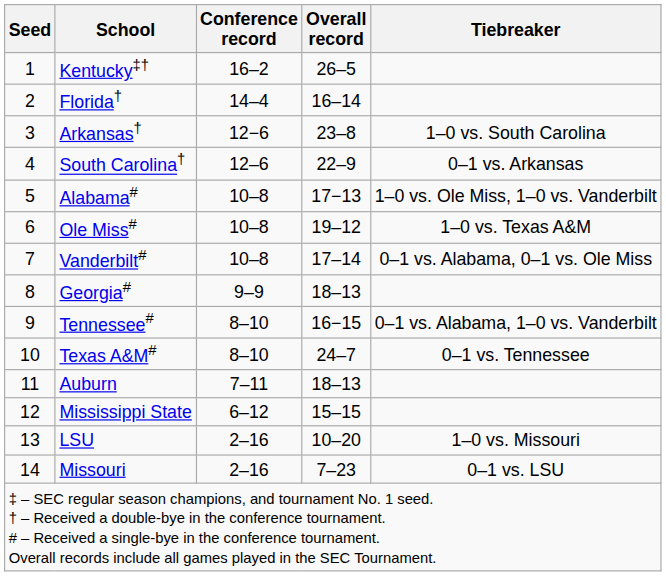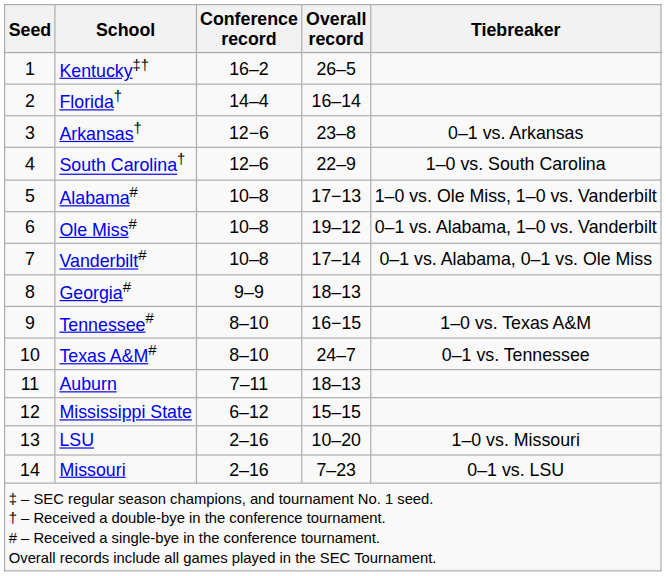(516, 132) 1–0 vs. South Carolina -> (516, 132) 0–1 vs. Arkansas
(516, 164) 0–1 vs. Arkansas -> (516, 164) 1–0 vs. South Carolina
(516, 227) 1–0 vs. Texas A&M -> (516, 227) 0–1 vs. Alabama, 1–0 vs. Vanderbilt
(516, 323) 0–1 vs. Alabama, 1–0 vs. Vanderbilt -> (516, 323) 1–0 vs. Texas A&M
